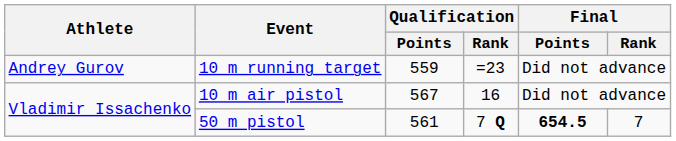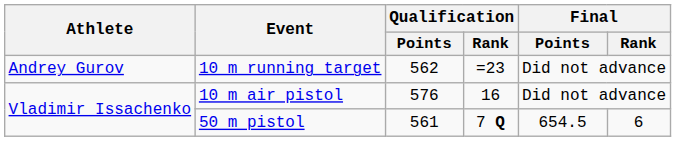(424, 69) 559 -> (424, 69) 562
(424, 96) 567 -> (424, 96) 576
(562, 123) bold -> (562, 123) normal
(638, 123) 7 -> (638, 123) 6
